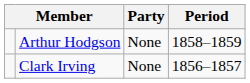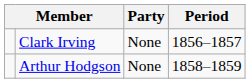rows swapped: (57, 66) <-> (70, 41)
